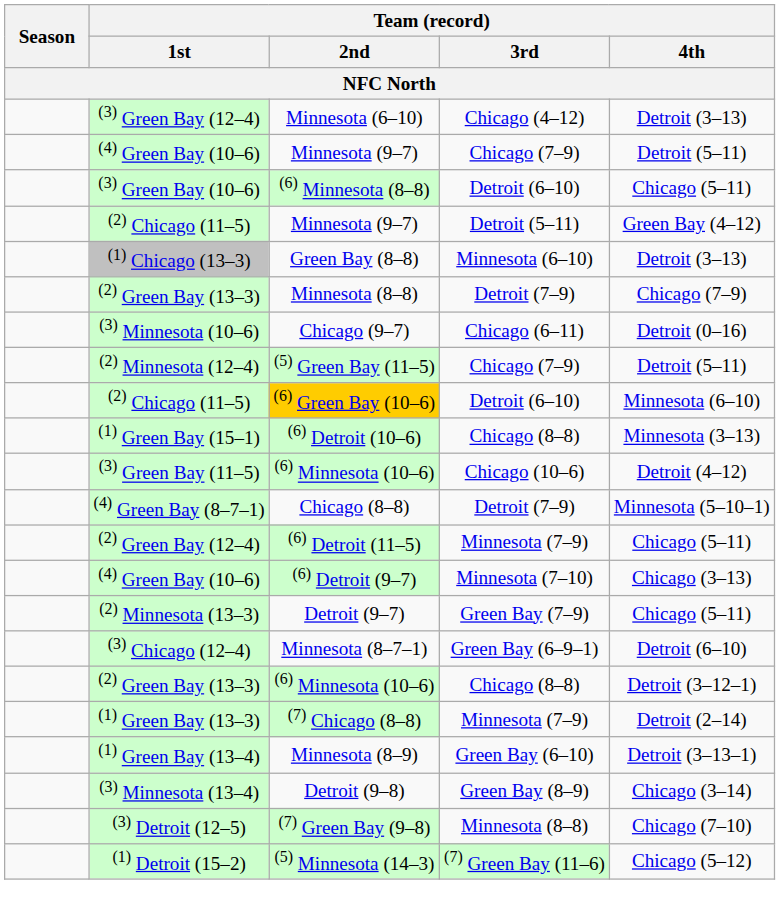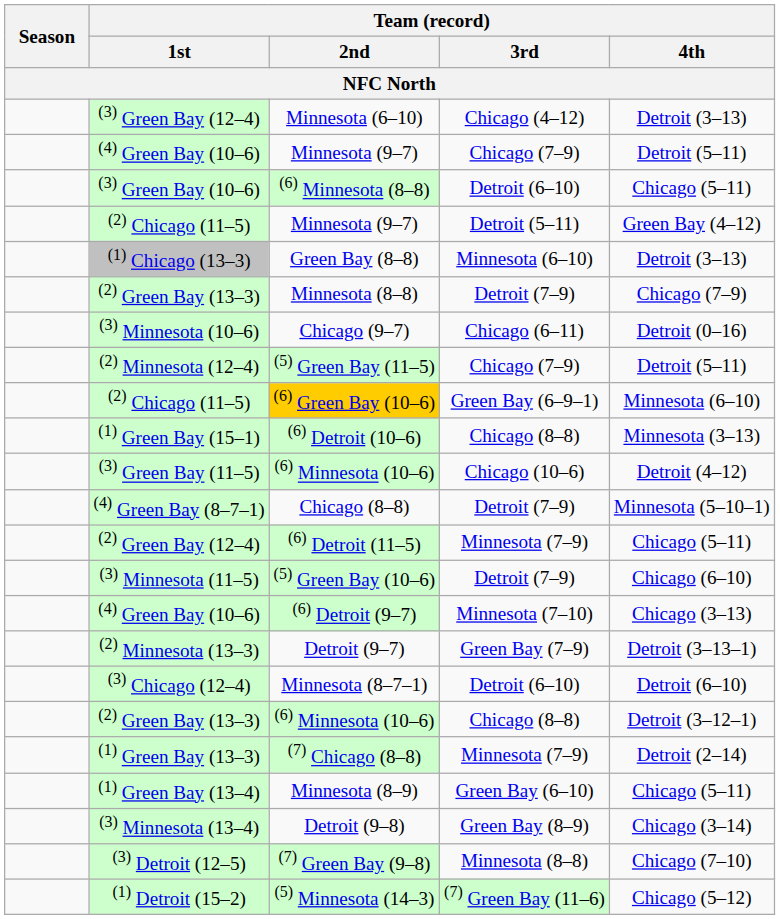(525, 400) Detroit (6–10) -> (525, 400) Green Bay (6–9–1)
+ row: (179, 577)
(692, 613) Chicago (5–11) -> (692, 648) Detroit (3–13–1)
(525, 648) Green Bay (6–9–1) -> (525, 684) Detroit (6–10)
(692, 755) Detroit (3–13–1) -> (692, 790) Chicago (5–11)
